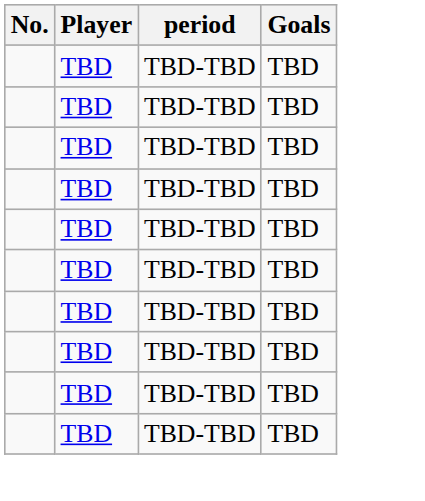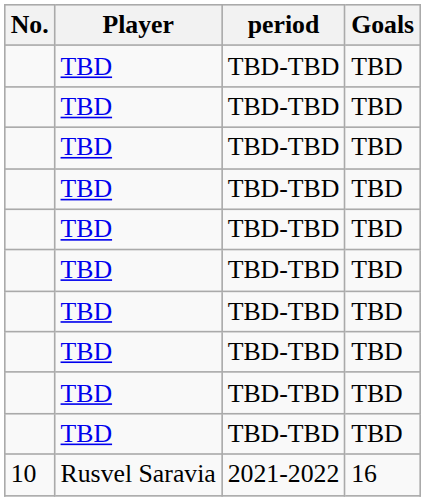+ row: (24, 474)
